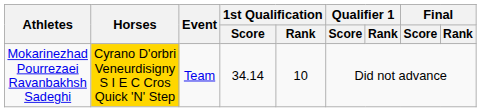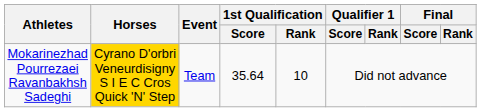(248, 76) 34.14 -> (248, 76) 35.64
